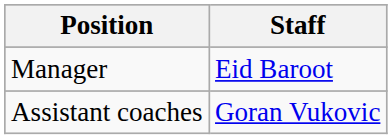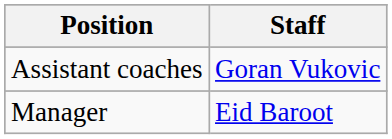rows swapped: (59, 68) <-> (107, 111)
